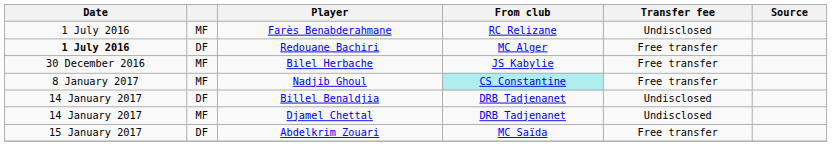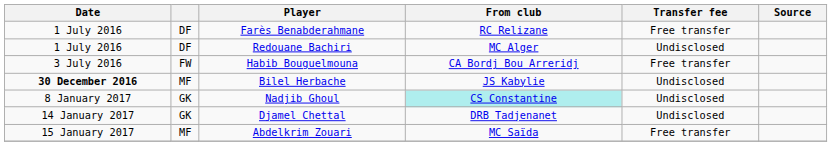(202, 30) MF -> (185, 30) DF
(678, 30) Undisclosed -> (690, 30) Free transfer
(96, 47) bold -> (88, 47) normal
(678, 47) Free transfer -> (690, 47) Undisclosed
+ row: (302, 64)
(96, 64) normal -> (88, 82) bold
(678, 64) Free transfer -> (690, 82) Undisclosed
(202, 82) MF -> (185, 99) GK
(678, 82) Free transfer -> (690, 99) Undisclosed
- row: (330, 99)
(202, 116) MF -> (185, 116) GK
(202, 133) DF -> (185, 133) MF
